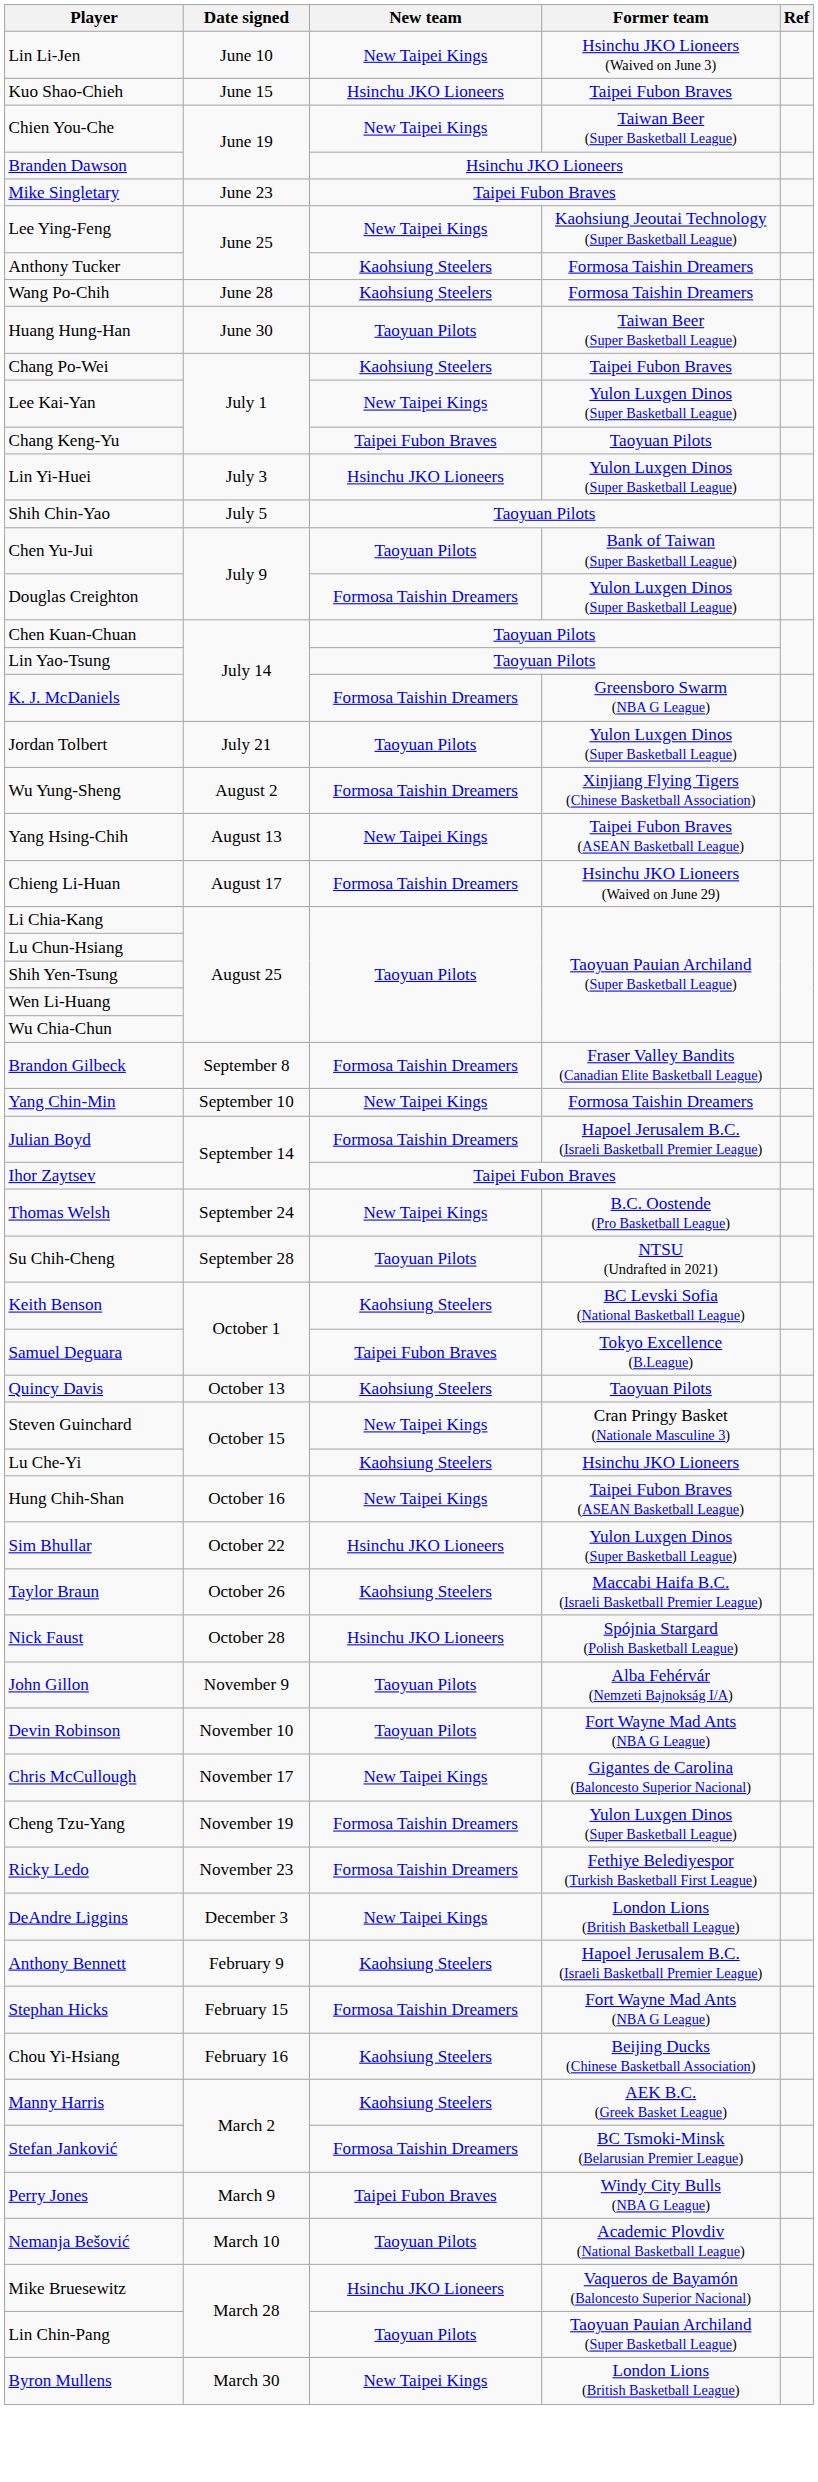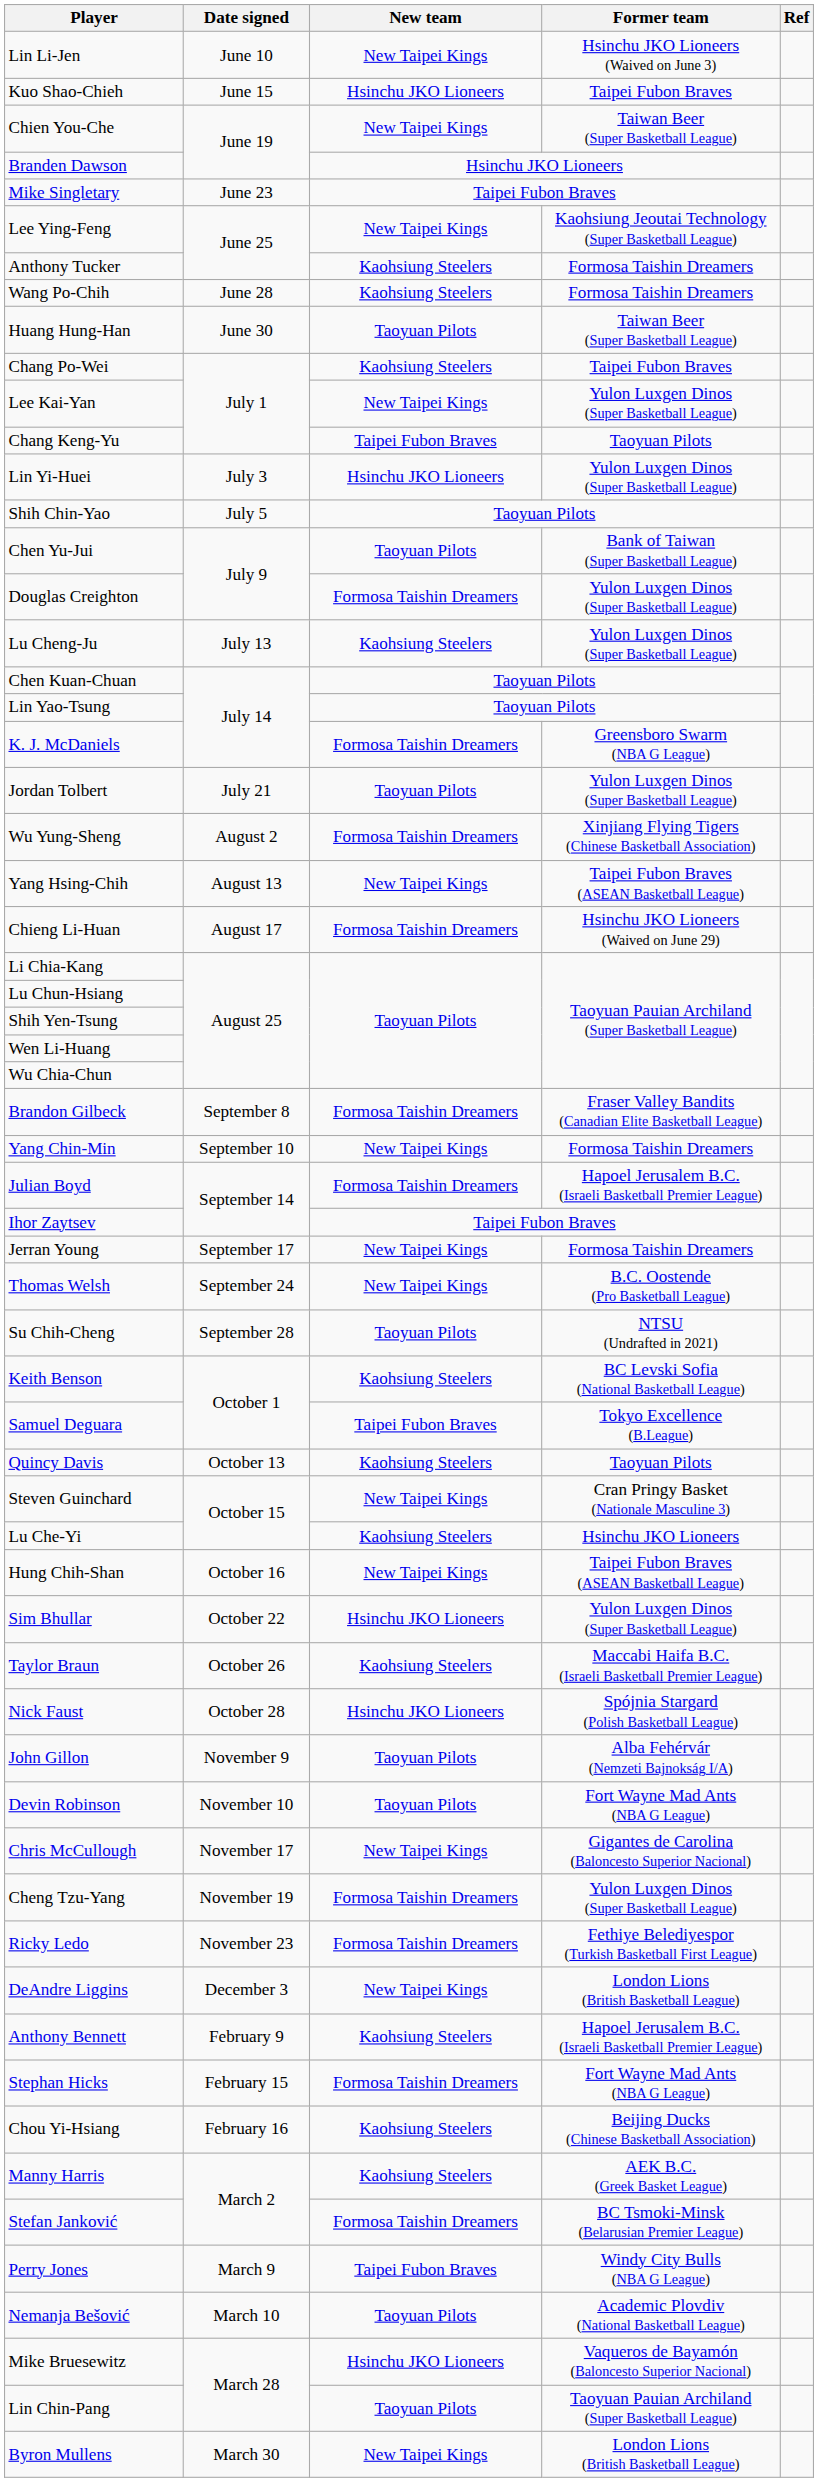+ row: (53, 643)
+ row: (54, 1249)
